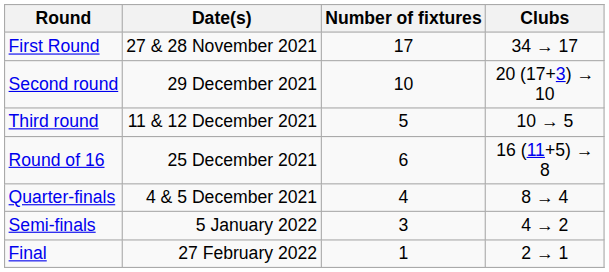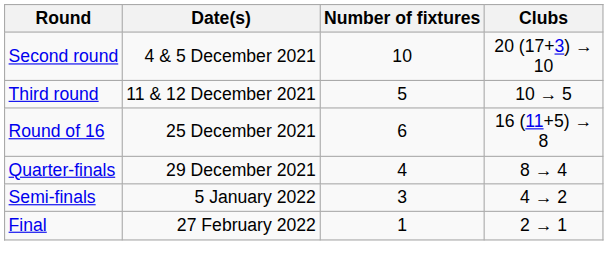- row: (54, 46)
(242, 84) 29 December 2021 -> (230, 56) 4 & 5 December 2021
(232, 197) 4 & 5 December 2021 -> (241, 169) 29 December 2021
